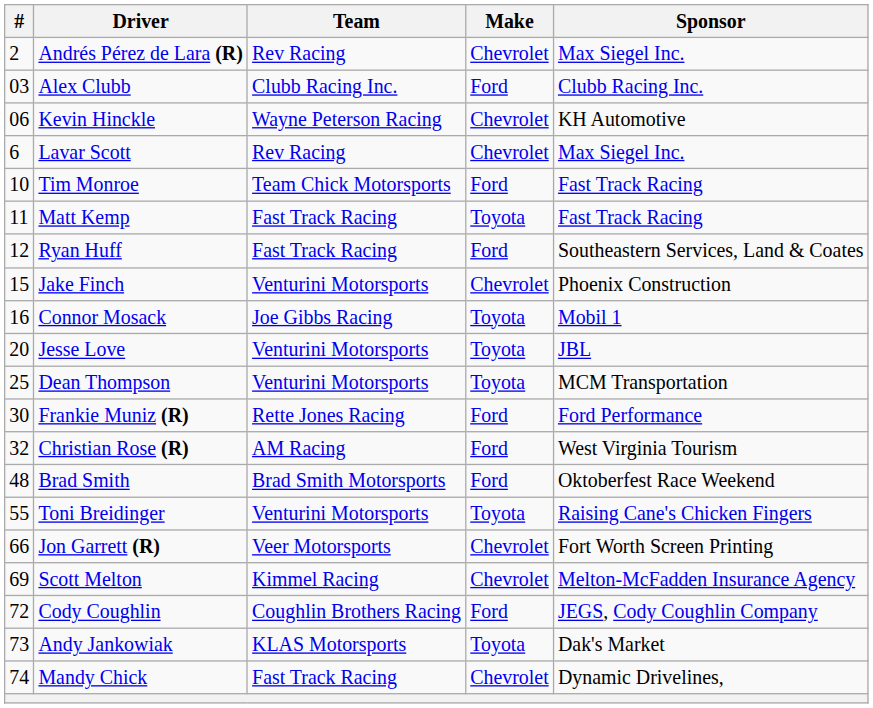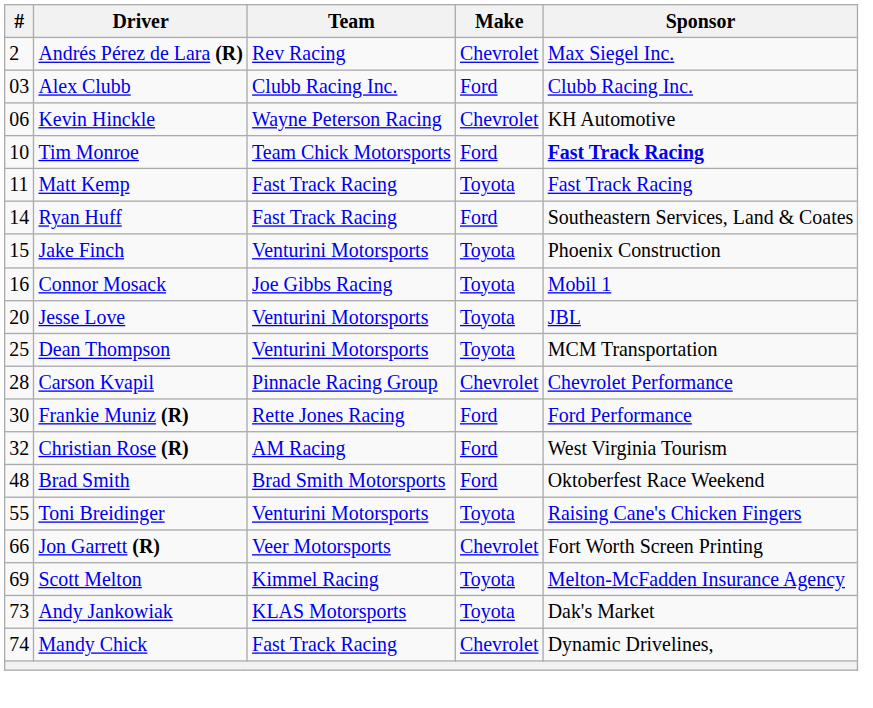- row: (85, 152)
(630, 185) normal -> (626, 152) bold
(19, 250) 12 -> (19, 218) 14
(509, 283) Chevrolet -> (487, 250) Toyota
+ row: (96, 382)
(509, 579) Chevrolet -> (487, 579) Toyota
- row: (100, 612)
